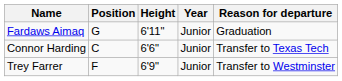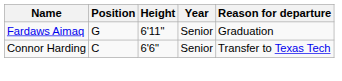(196, 31) Junior -> (197, 31) Senior
(196, 48) Junior -> (197, 48) Senior
- row: (35, 66)
